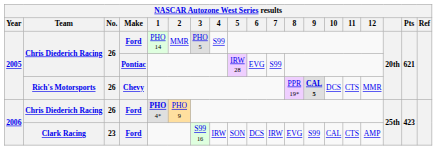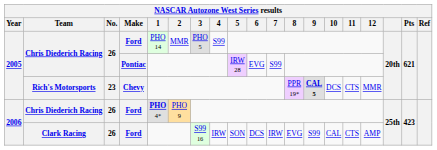(112, 88) 26 -> (112, 88) 23
(112, 134) 23 -> (112, 134) 26
